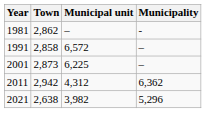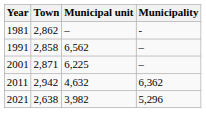(76, 47) 6,572 -> (76, 47) 6,562
(46, 64) 2,873 -> (46, 64) 2,871
(76, 82) 4,312 -> (76, 82) 4,632
